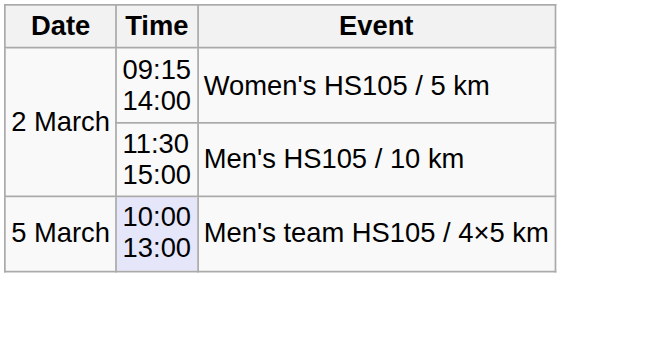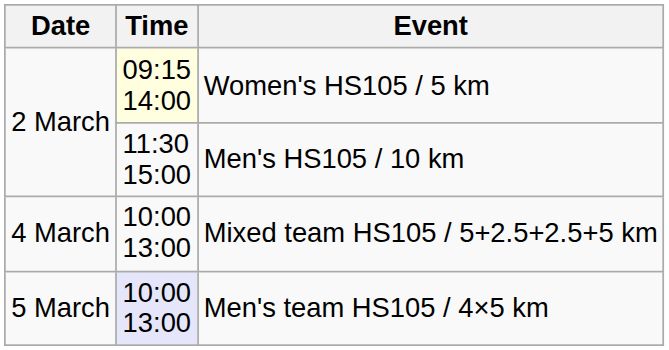(157, 84) no background -> (157, 84) lightyellow background
+ row: (431, 233)
